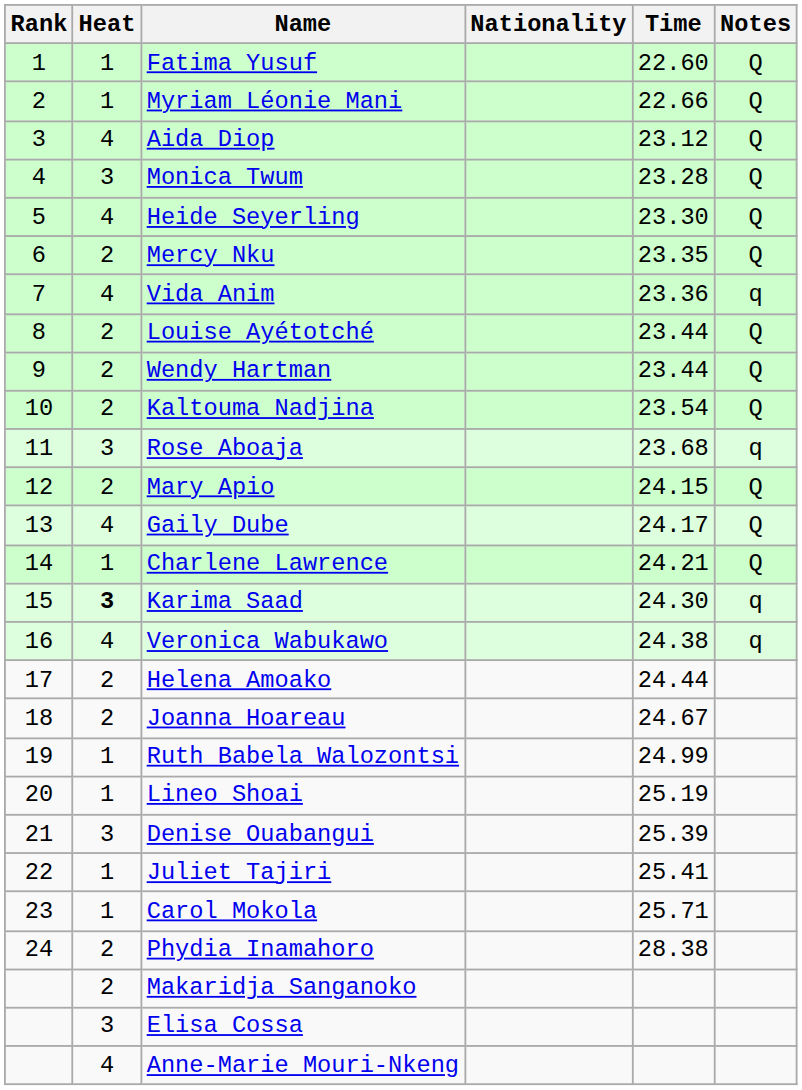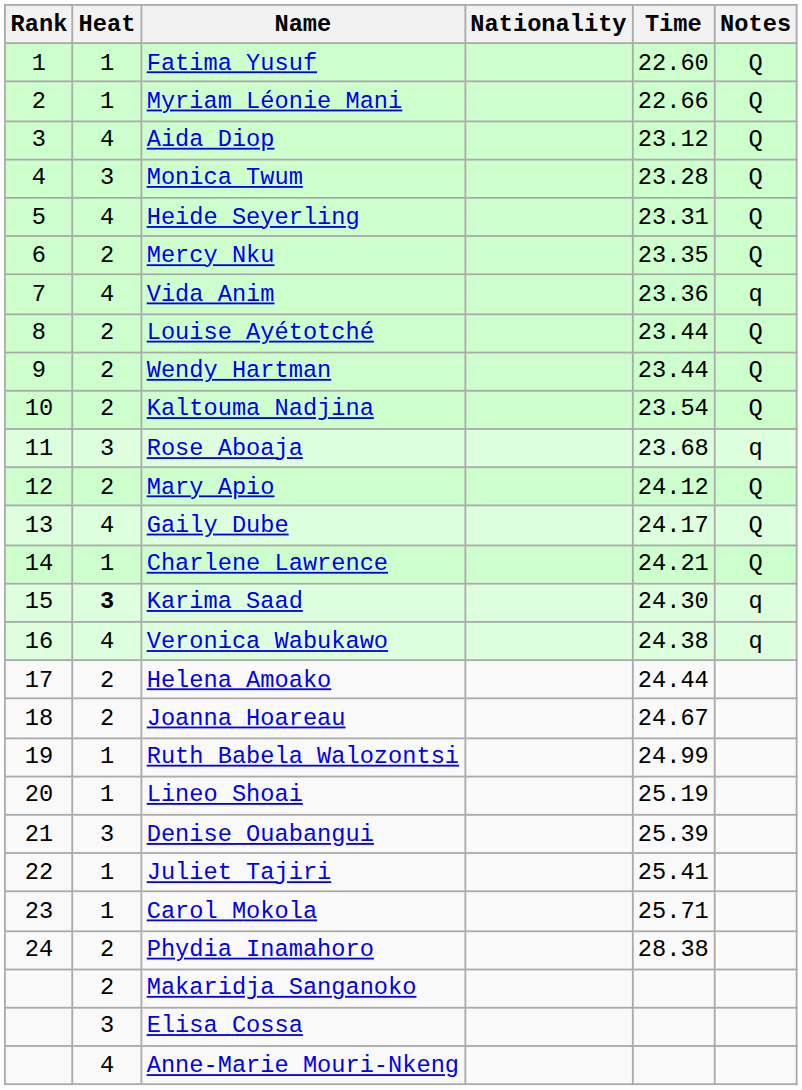(673, 217) 23.30 -> (673, 217) 23.31
(673, 487) 24.15 -> (673, 487) 24.12
